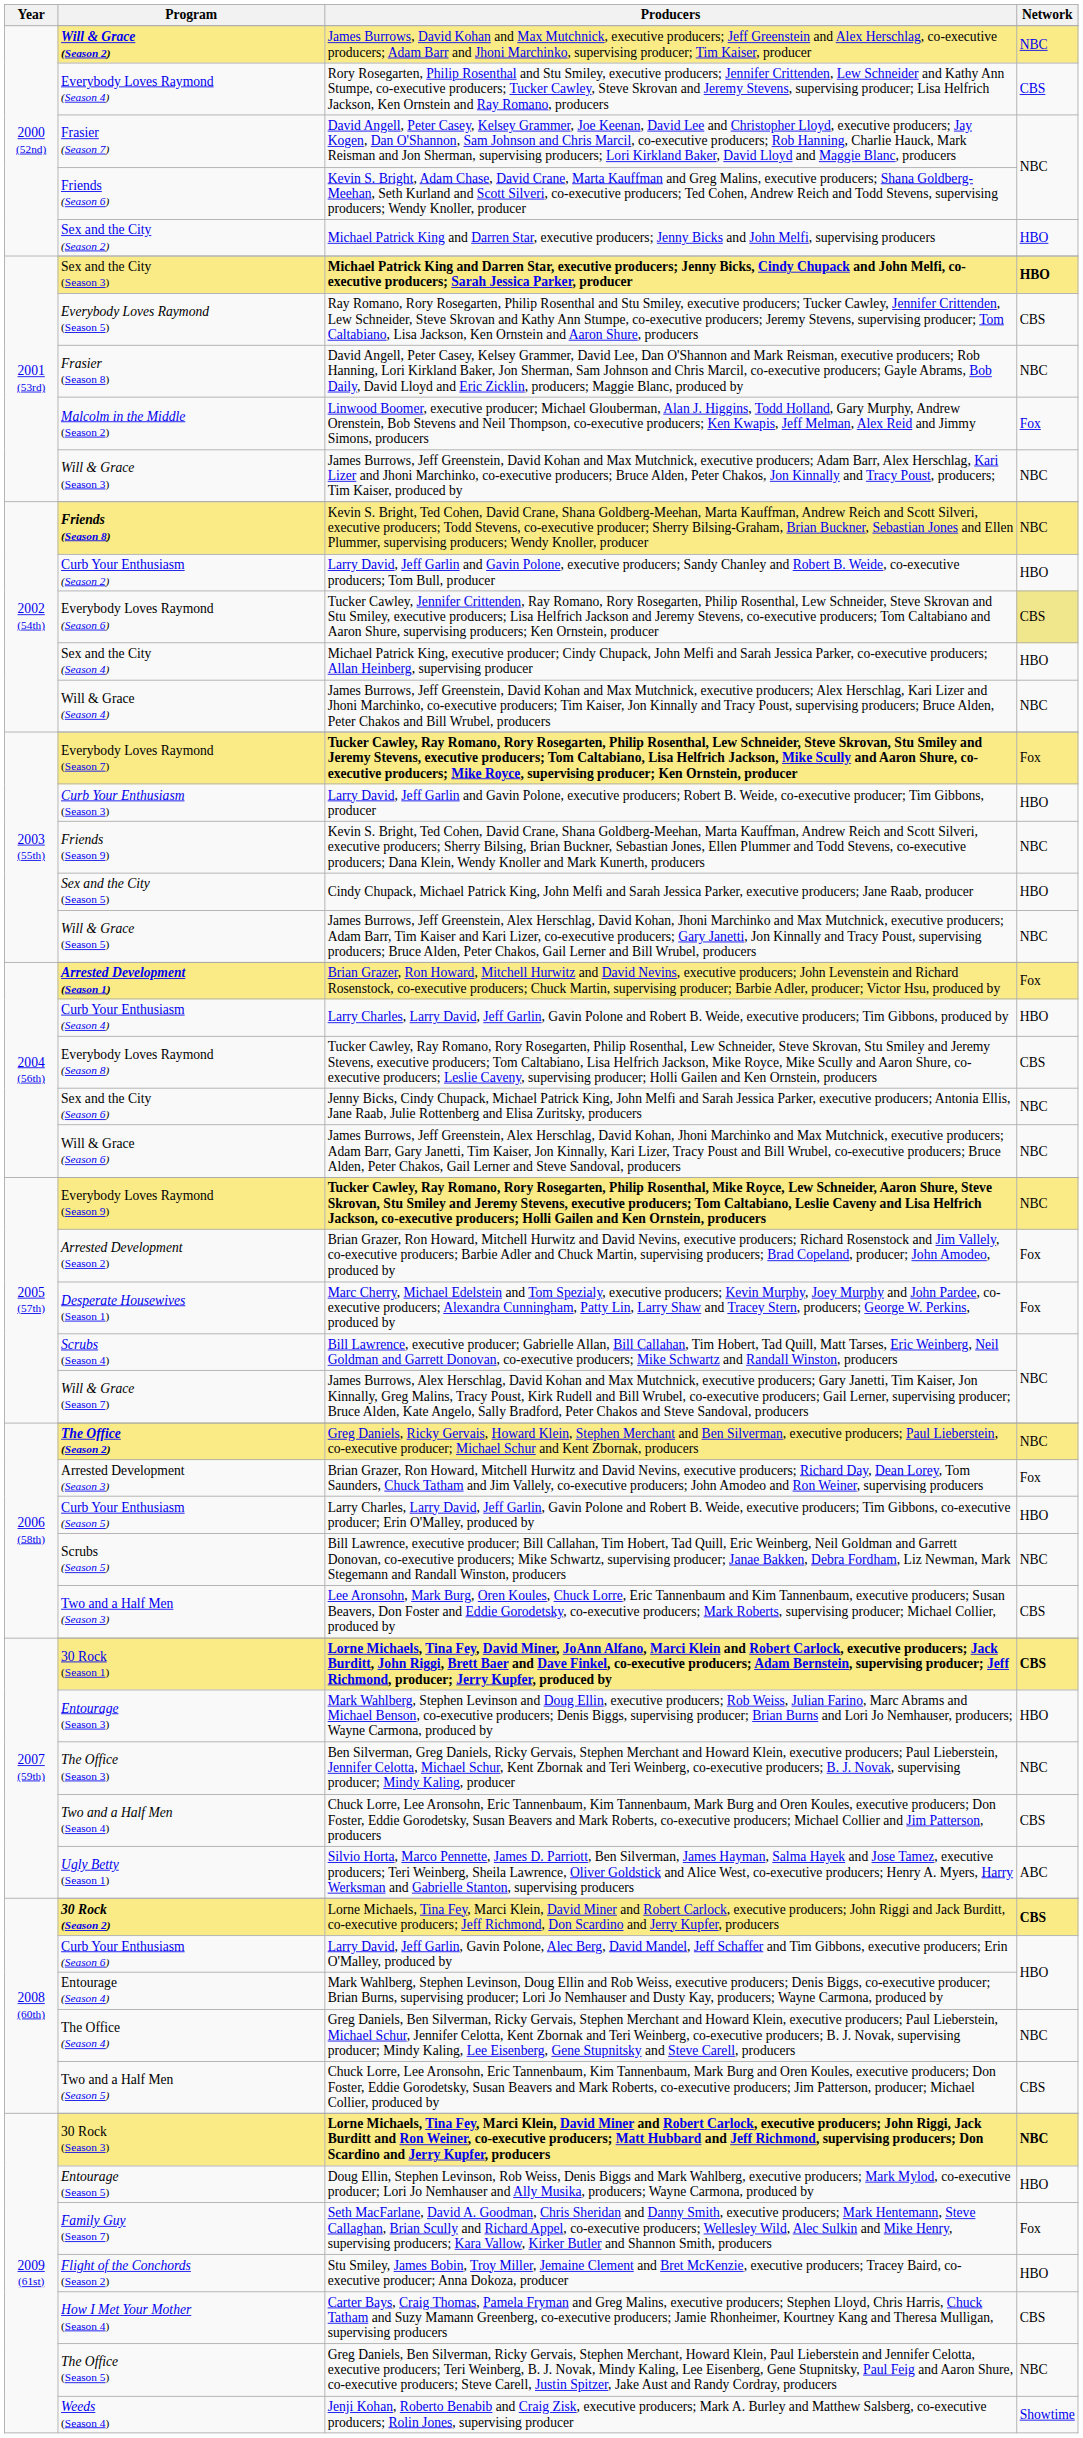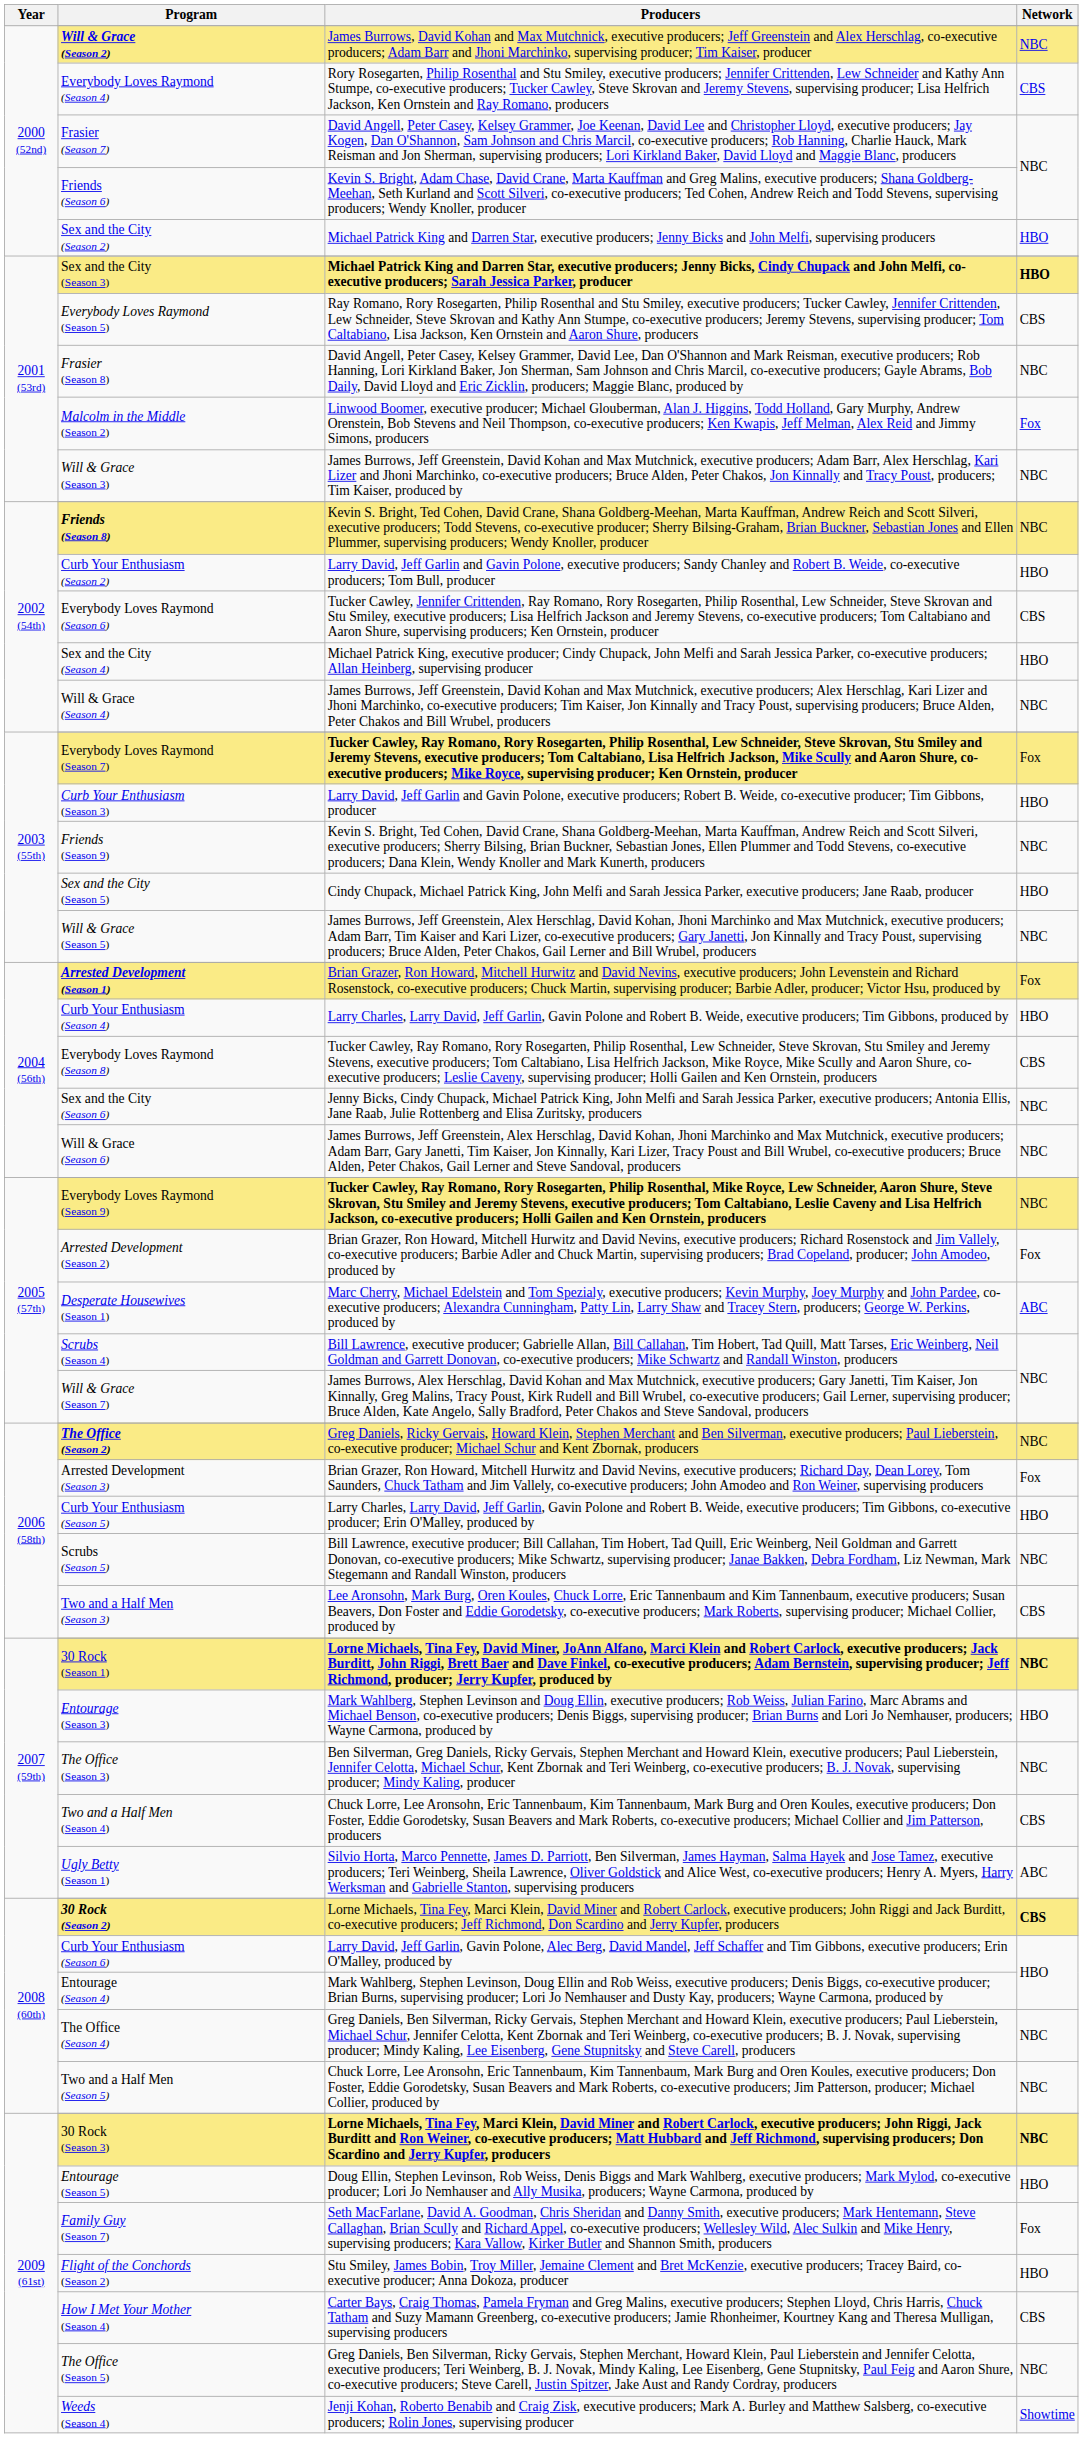(1033, 616) khaki background -> (1033, 616) no background
(1030, 1307) Fox -> (1034, 1307) ABC
(1033, 1663) CBS -> (1034, 1663) NBC
(1033, 2087) CBS -> (1034, 2087) NBC
